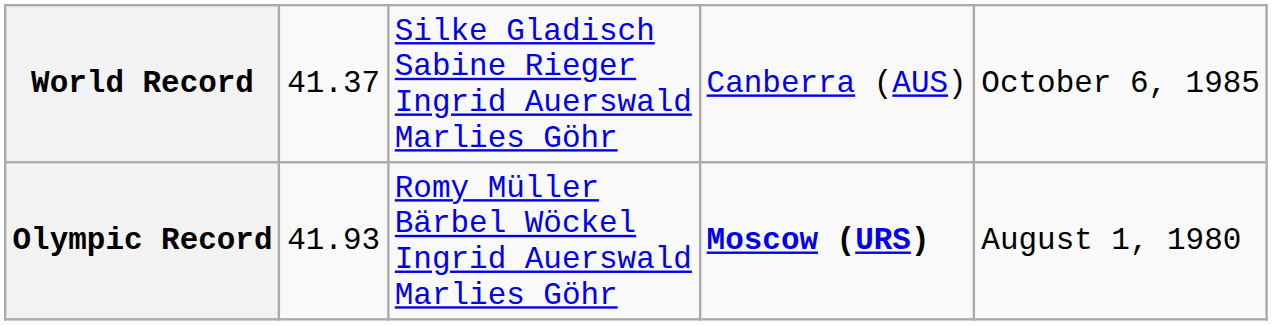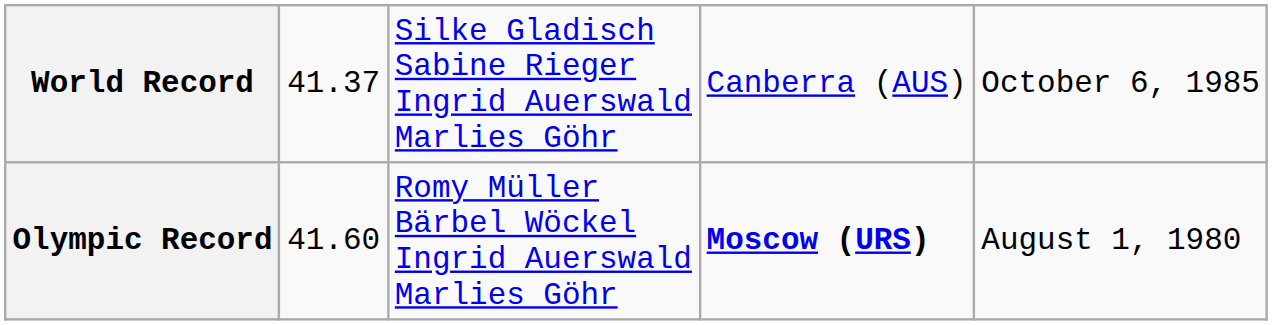(334, 241) 41.93 -> (334, 241) 41.60
